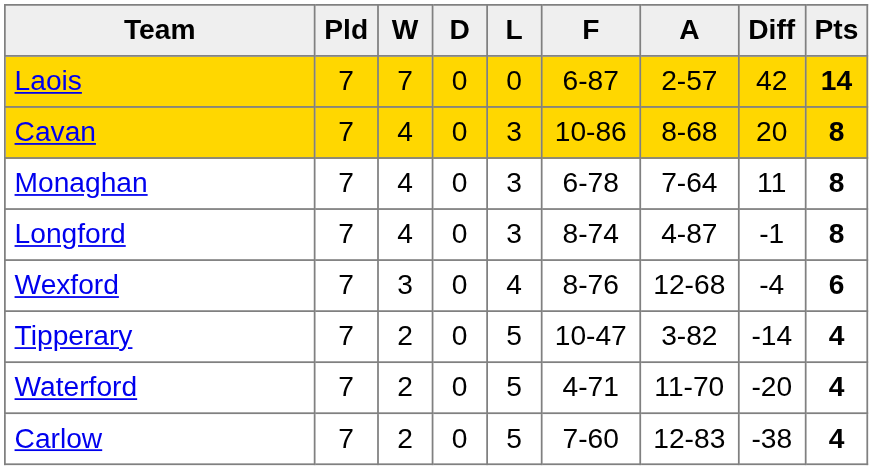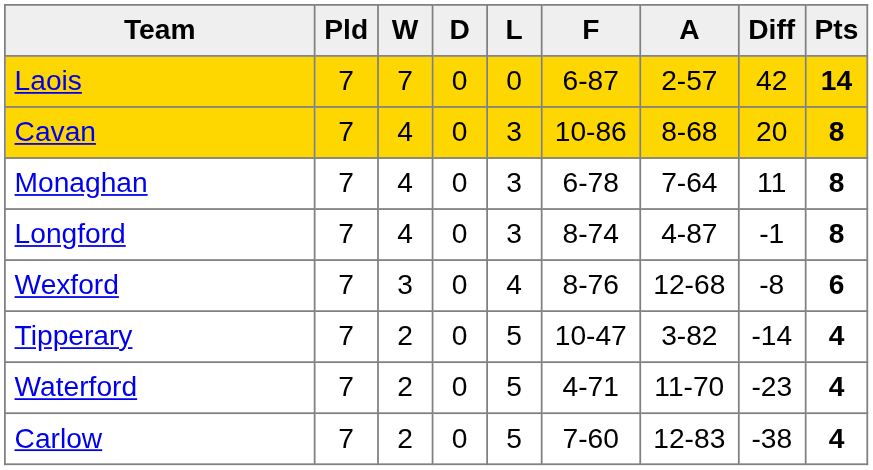(772, 285) -4 -> (772, 285) -8
(772, 387) -20 -> (772, 387) -23
